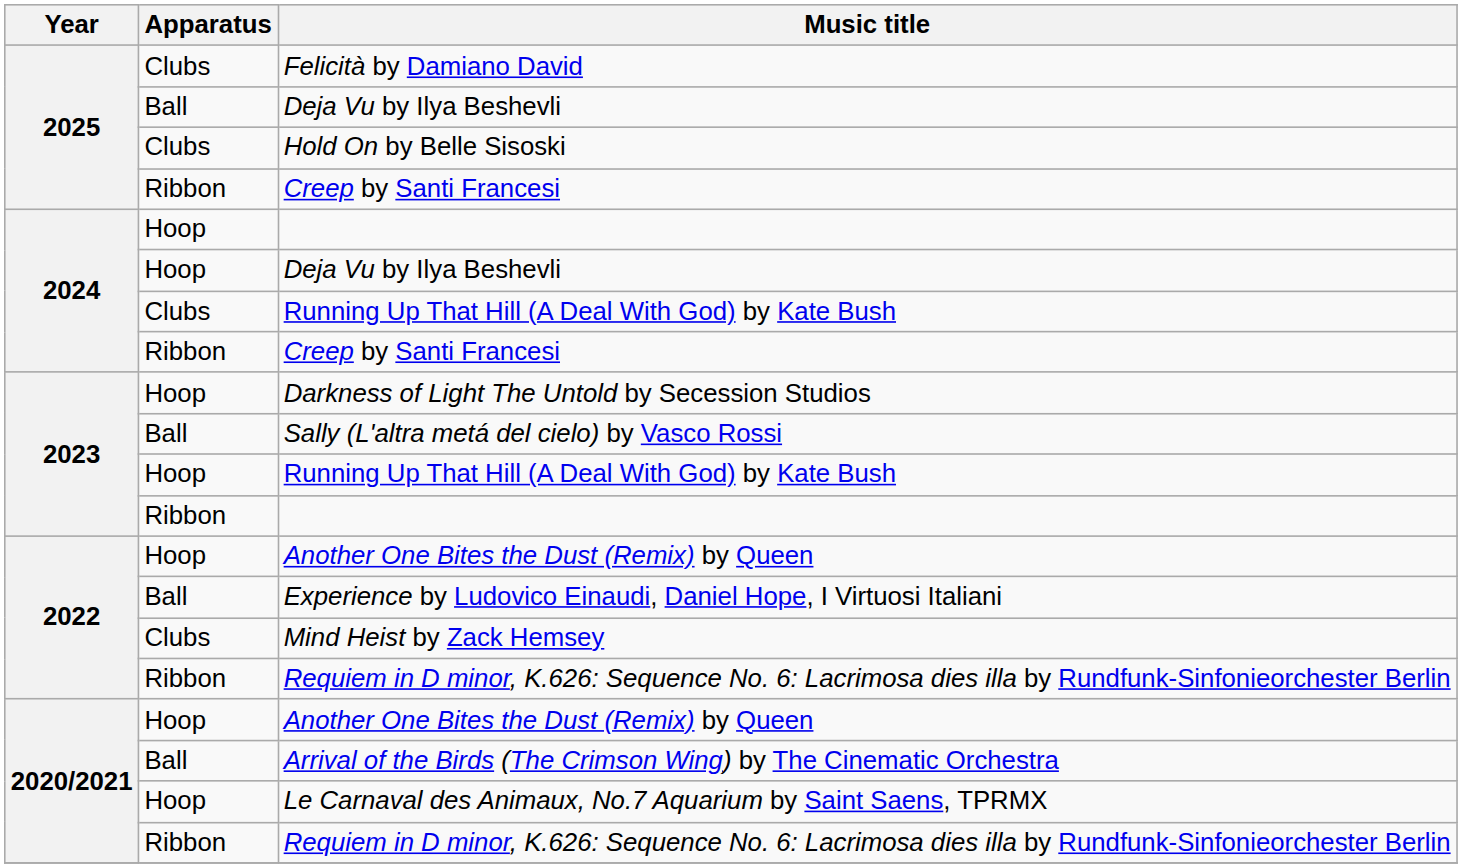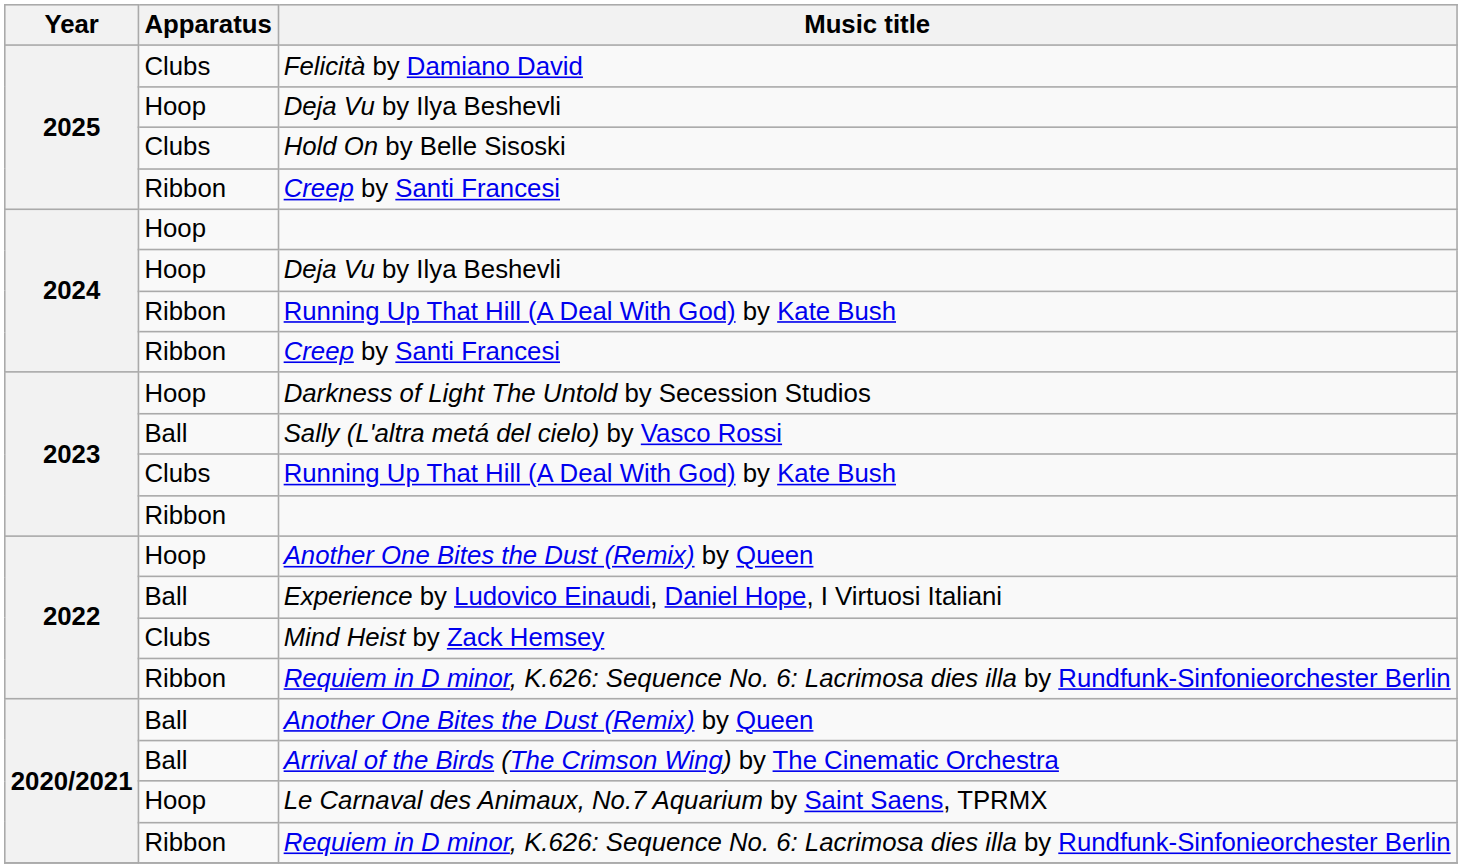(166, 106) Ball -> (175, 106) Hoop
(177, 310) Clubs -> (185, 310) Ribbon
(175, 474) Hoop -> (177, 474) Clubs
(175, 719) Hoop -> (166, 719) Ball
